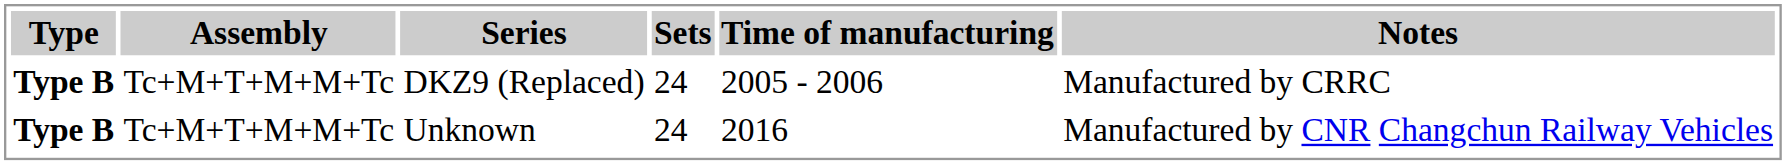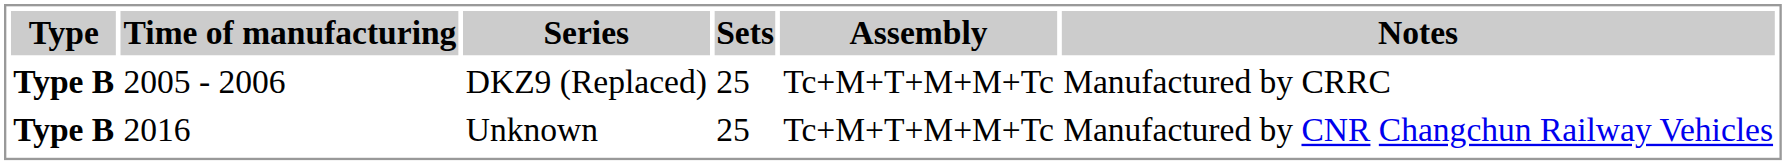columns swapped: (887, 32) <-> (259, 32)
(671, 81) 24 -> (733, 81) 25
(671, 130) 24 -> (733, 130) 25
